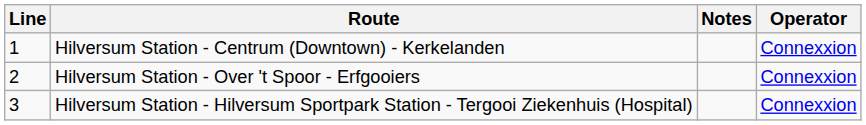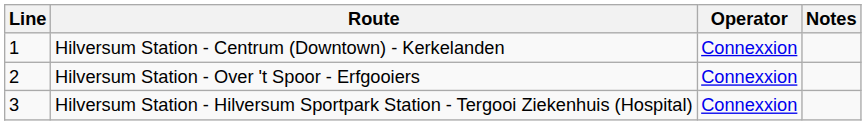columns swapped: (809, 19) <-> (726, 19)
